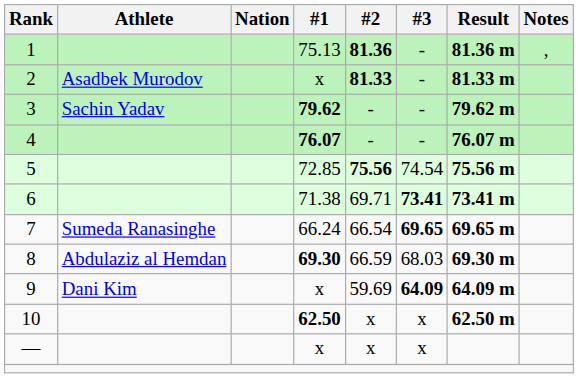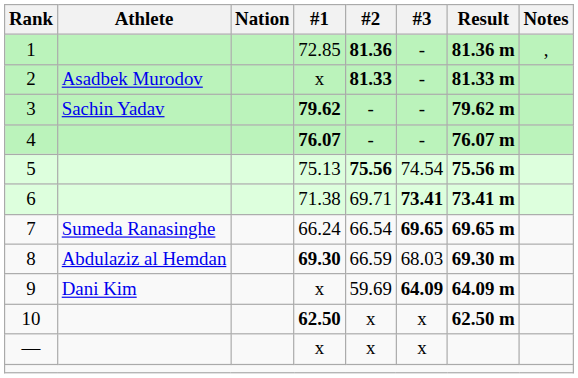(320, 49) 75.13 -> (320, 49) 72.85
(320, 169) 72.85 -> (320, 169) 75.13
